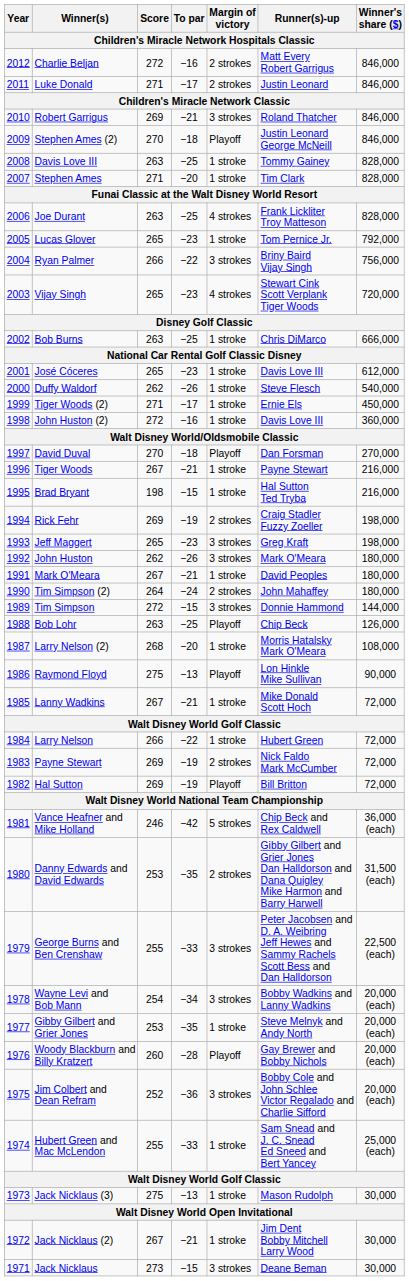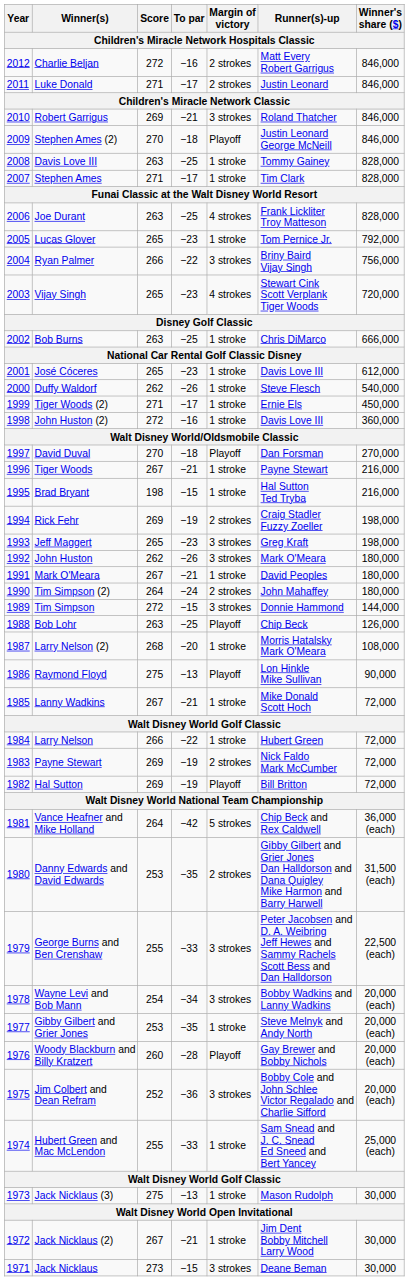(189, 178) −20 -> (189, 178) −17
(155, 823) 246 -> (155, 823) 264
